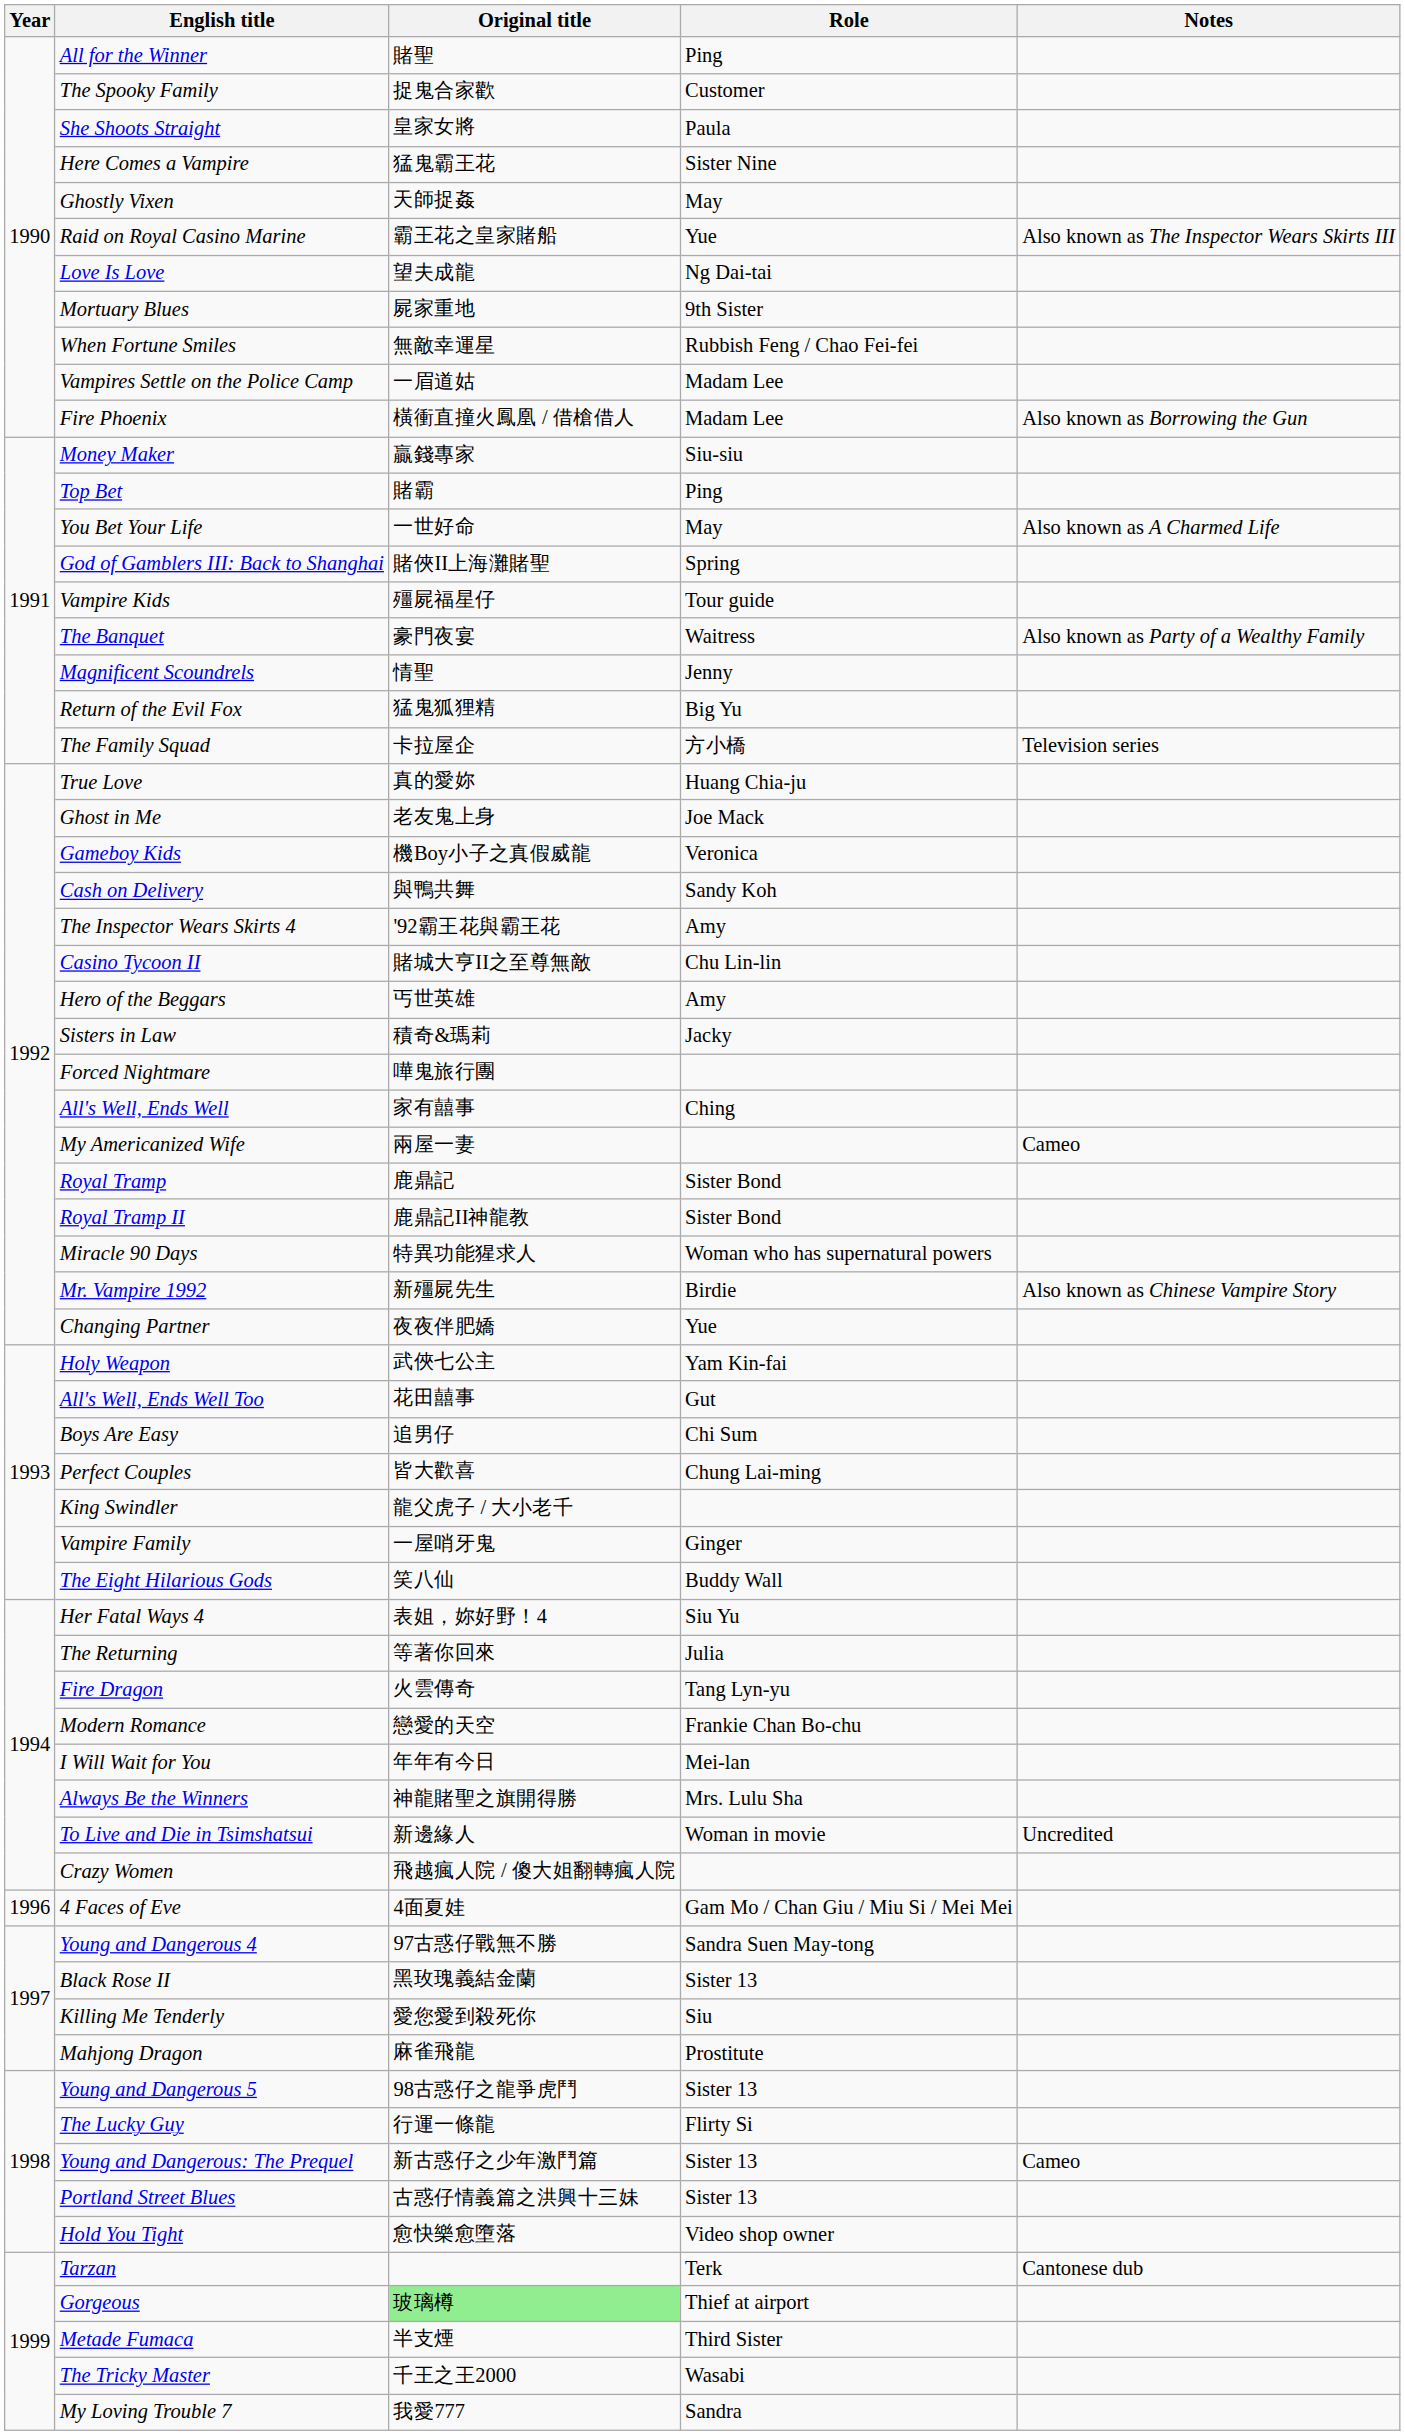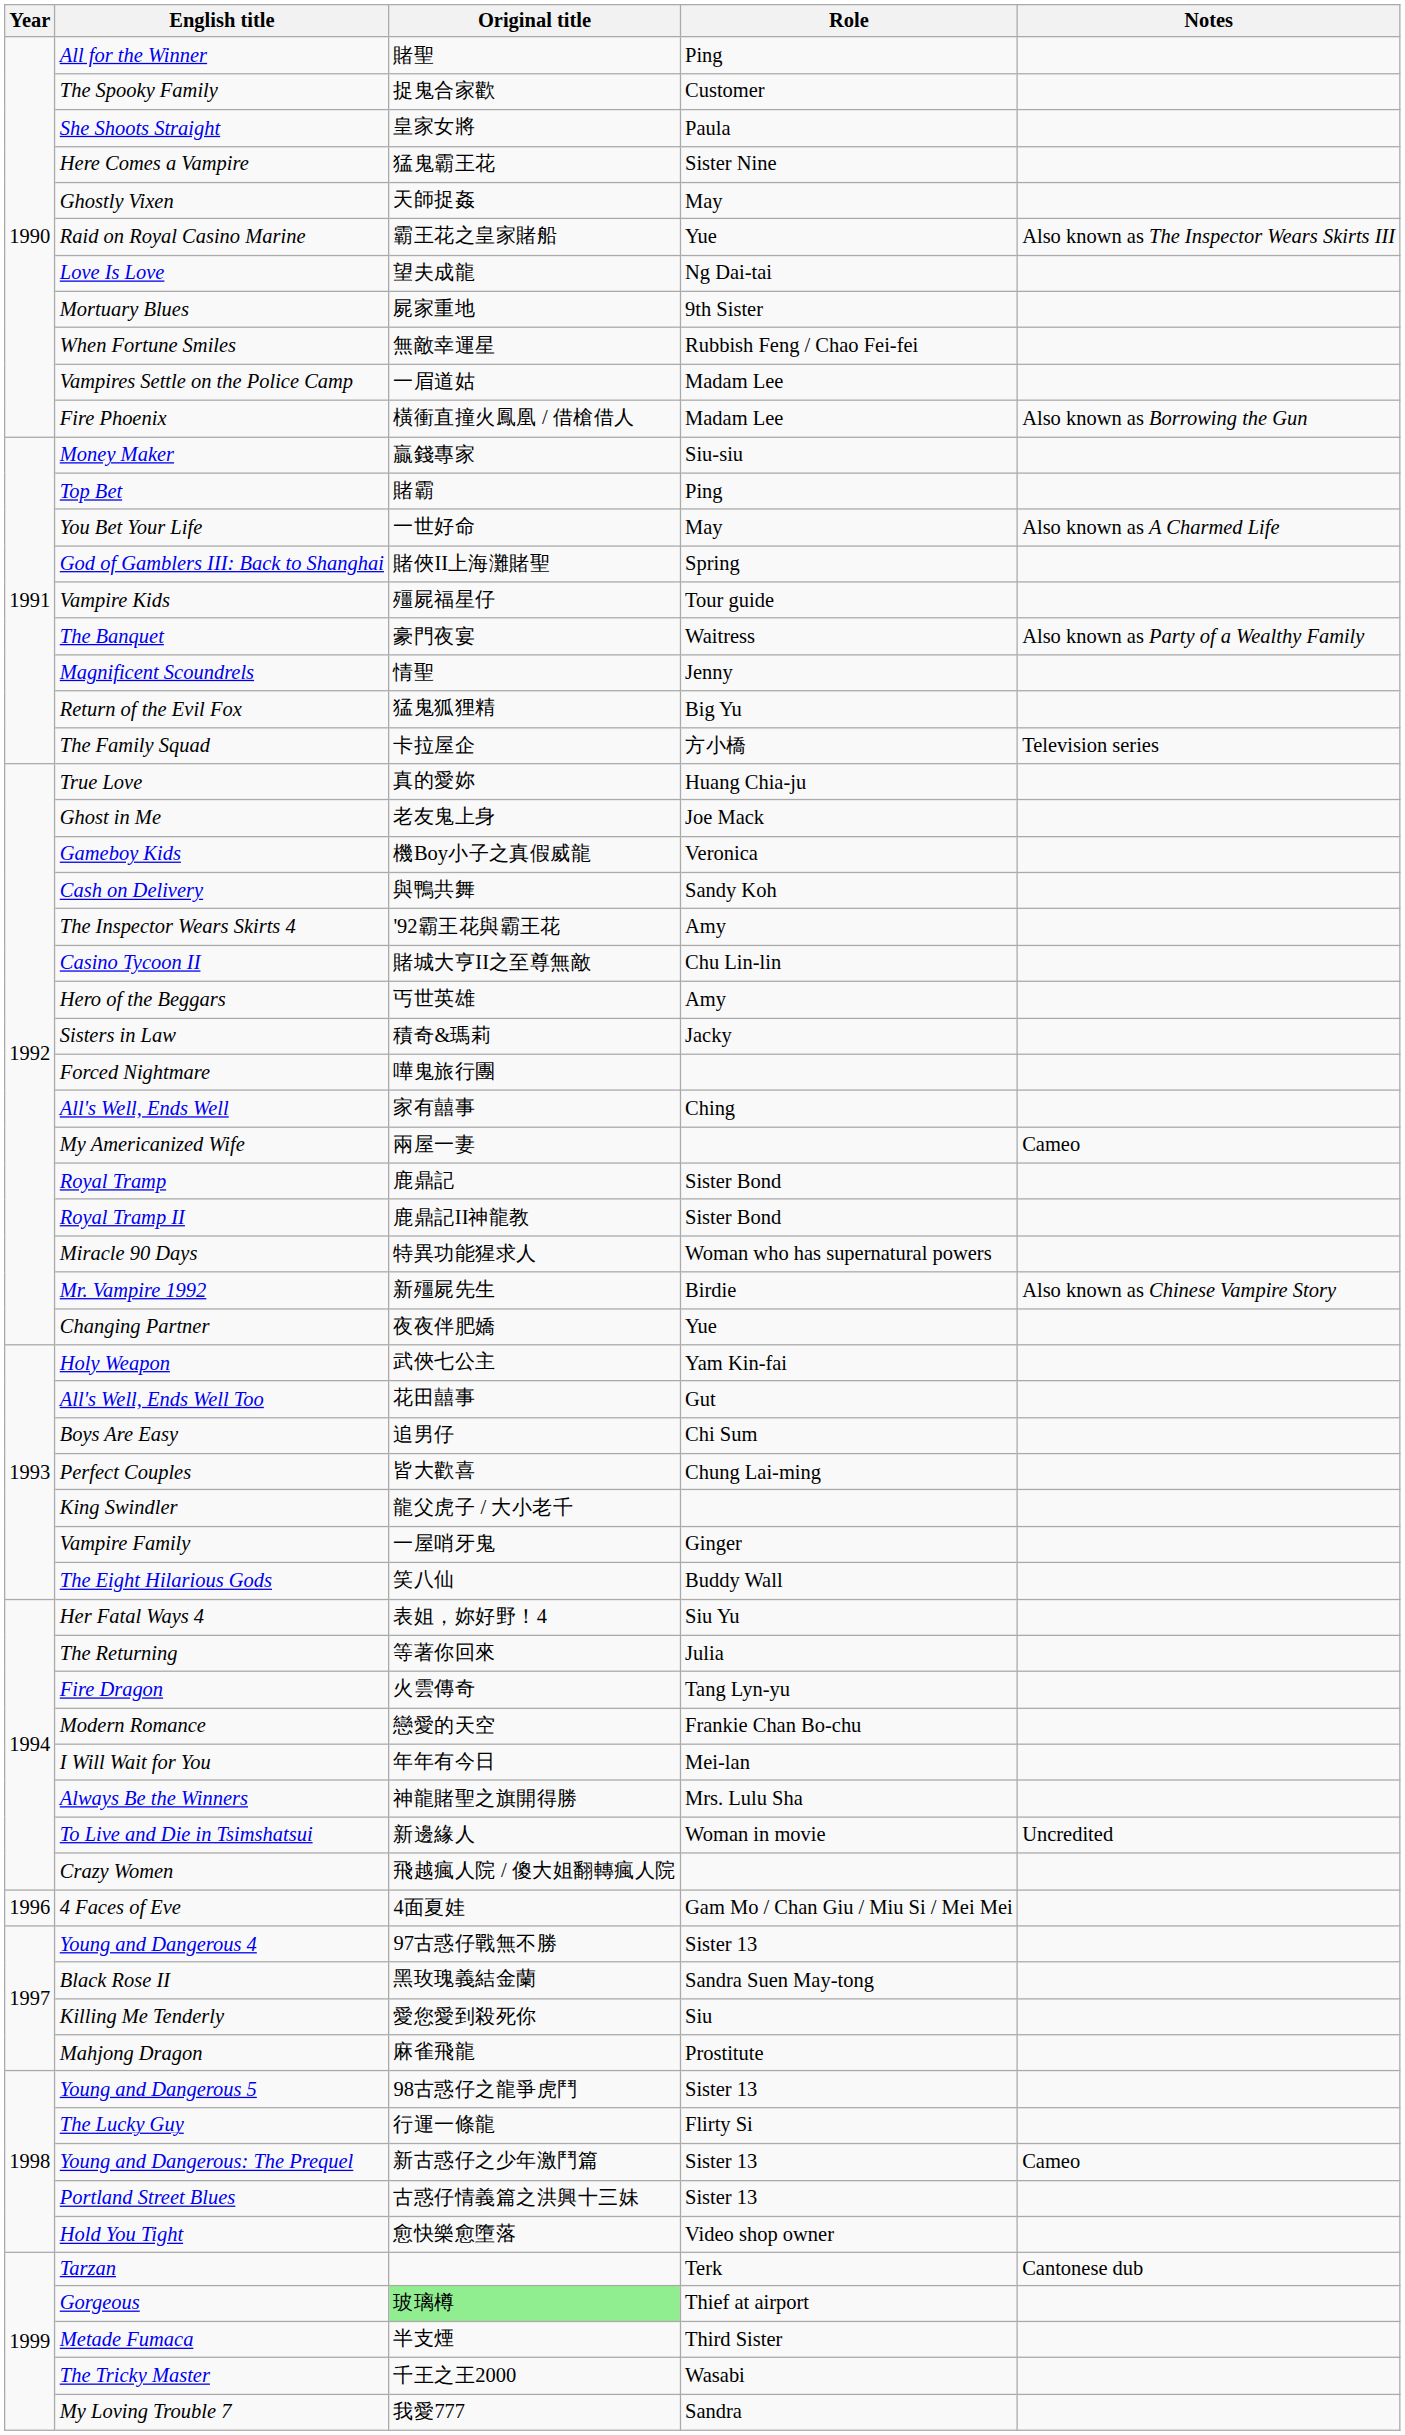(779, 1943) Sandra Suen May-tong -> (721, 1943) Sister 13
(721, 1980) Sister 13 -> (779, 1980) Sandra Suen May-tong
